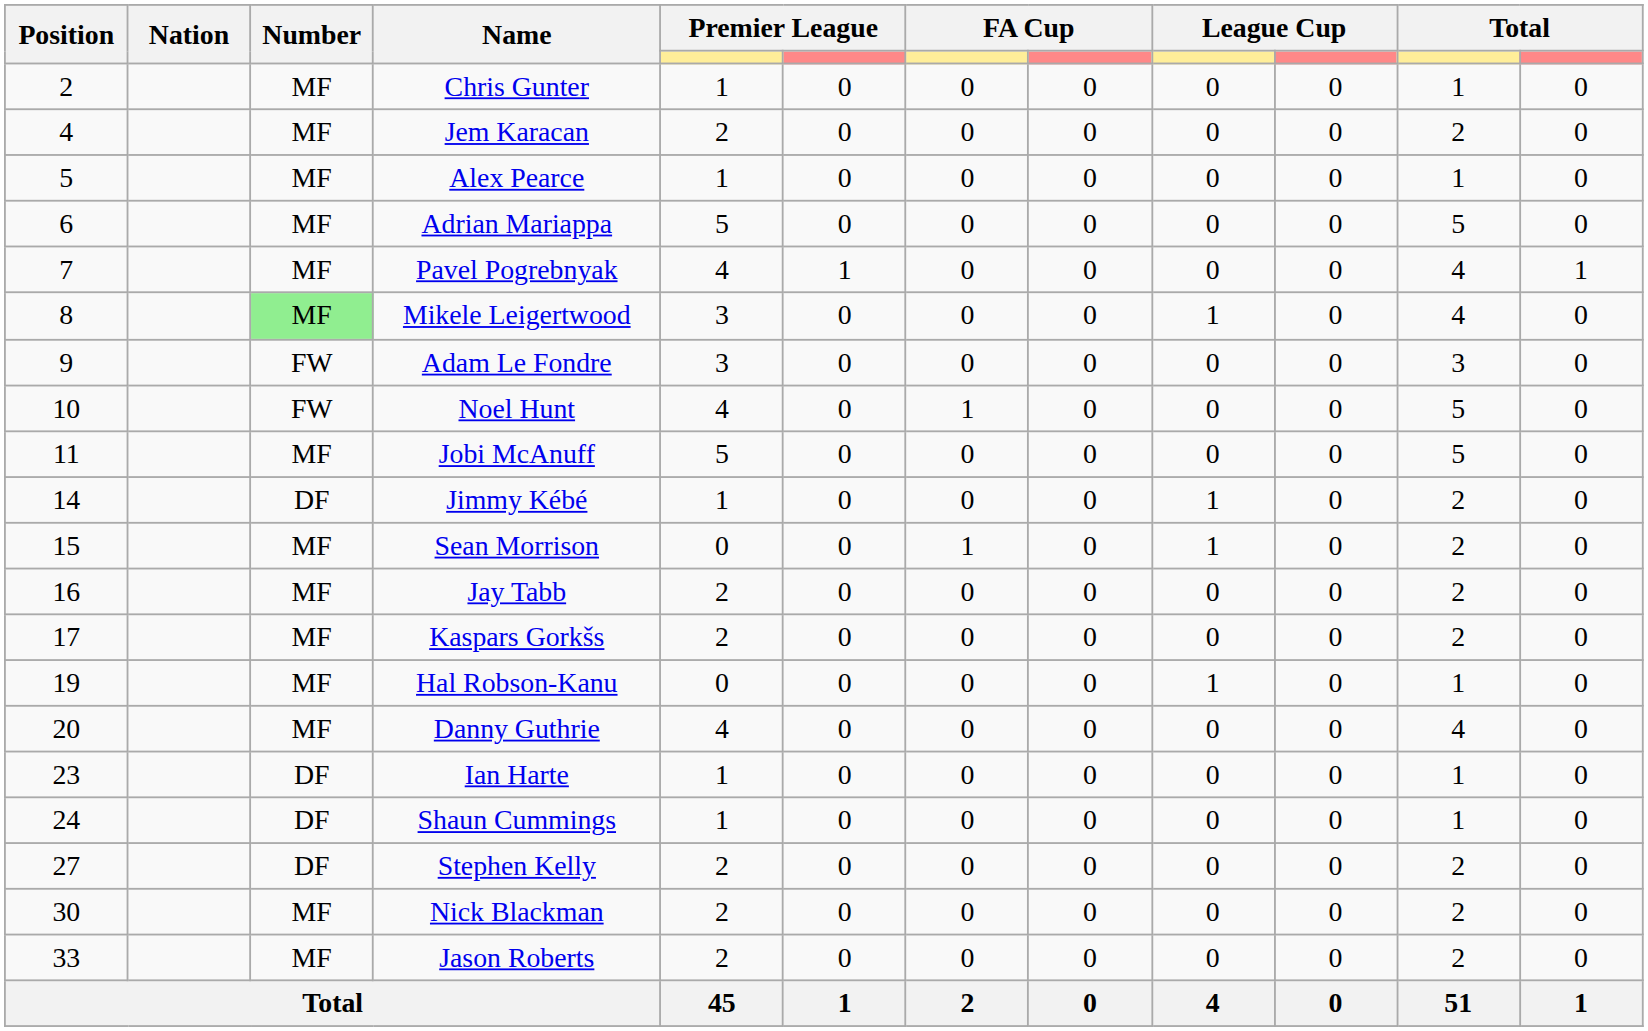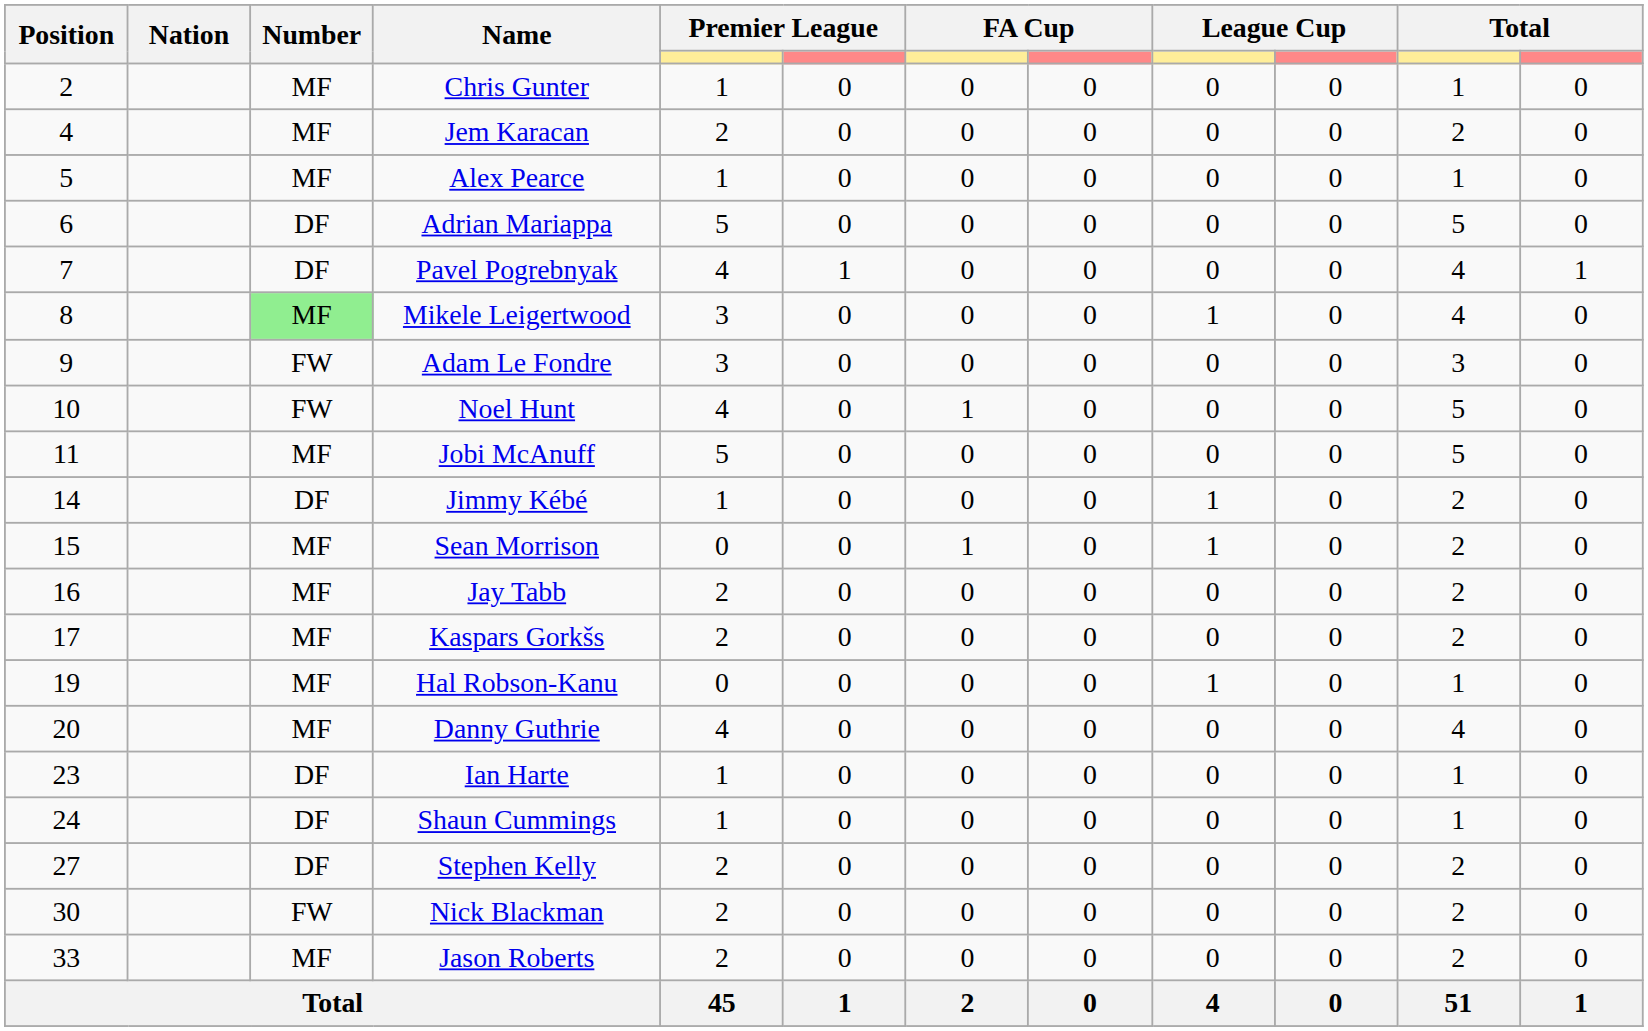(312, 224) MF -> (312, 224) DF
(312, 269) MF -> (312, 269) DF
(312, 911) MF -> (312, 911) FW
